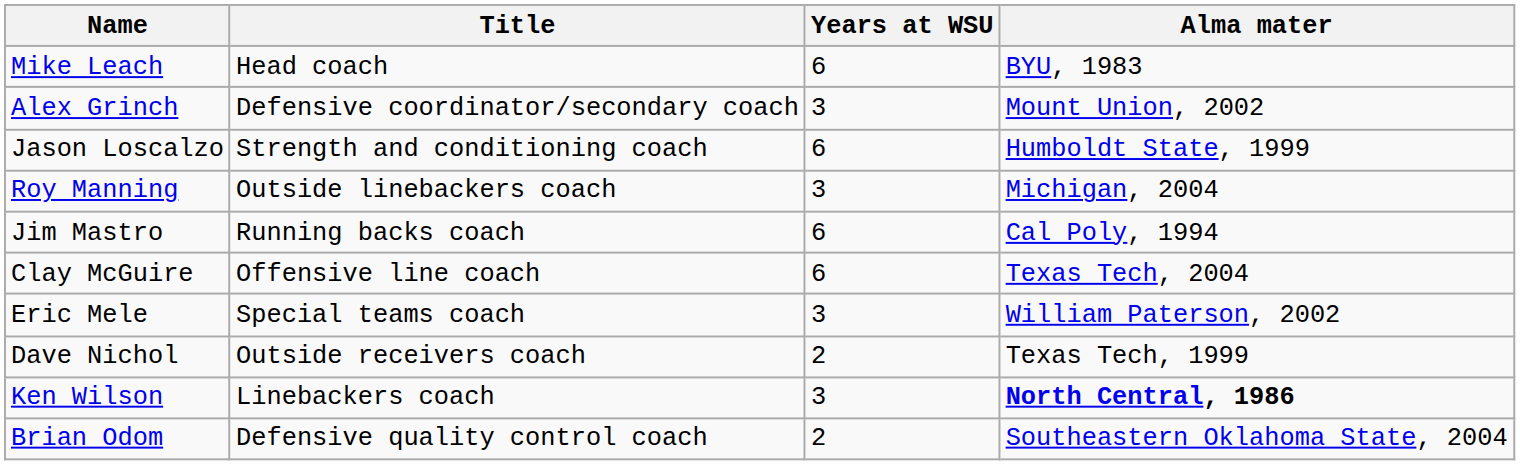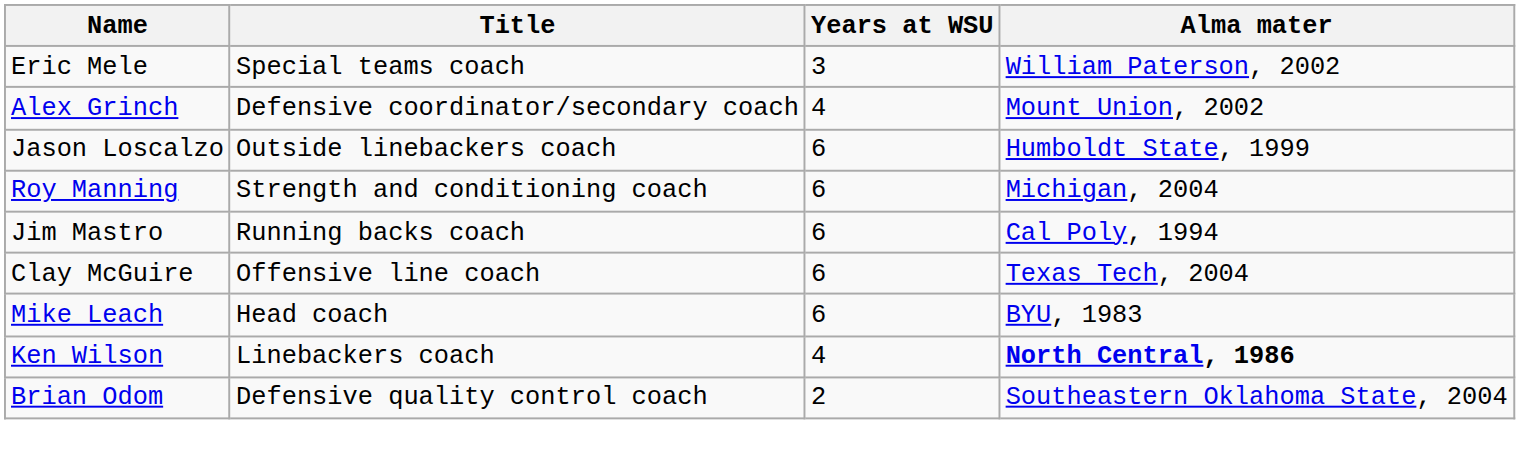rows swapped: (87, 67) <-> (79, 315)
(819, 108) 3 -> (819, 108) 4
(472, 150) Strength and conditioning coach -> (426, 150) Outside linebackers coach
(426, 191) Outside linebackers coach -> (472, 191) Strength and conditioning coach
(819, 191) 3 -> (819, 191) 6
- row: (95, 356)
(819, 397) 3 -> (819, 356) 4
